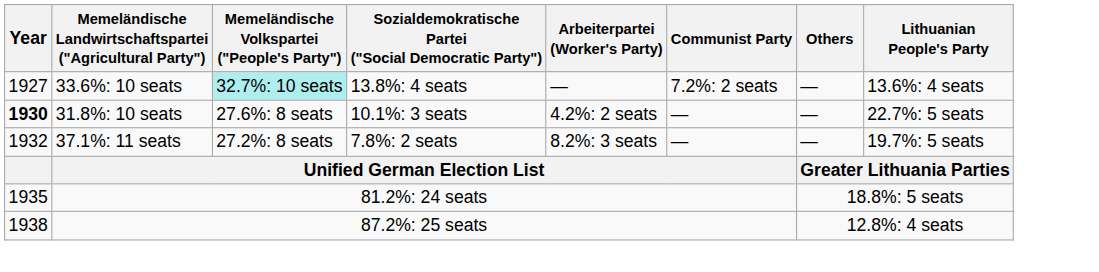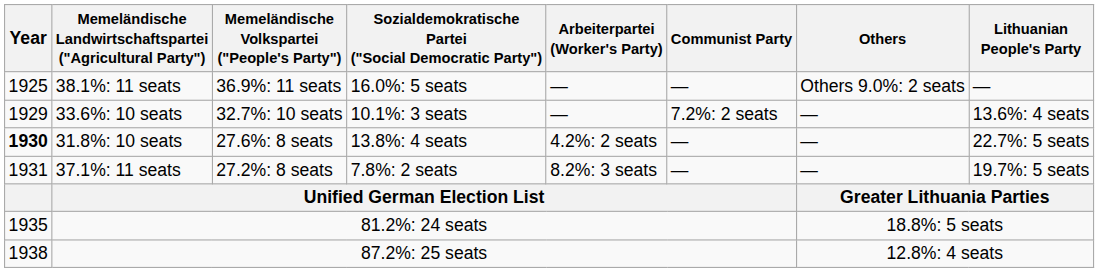+ row: (118, 85)
(28, 85) 1927 -> (28, 113) 1929
(279, 85) paleturquoise background -> (279, 113) no background
(409, 85) 13.8%: 4 seats -> (409, 113) 10.1%: 3 seats
(409, 113) 10.1%: 3 seats -> (409, 141) 13.8%: 4 seats
(28, 141) 1932 -> (28, 169) 1931
